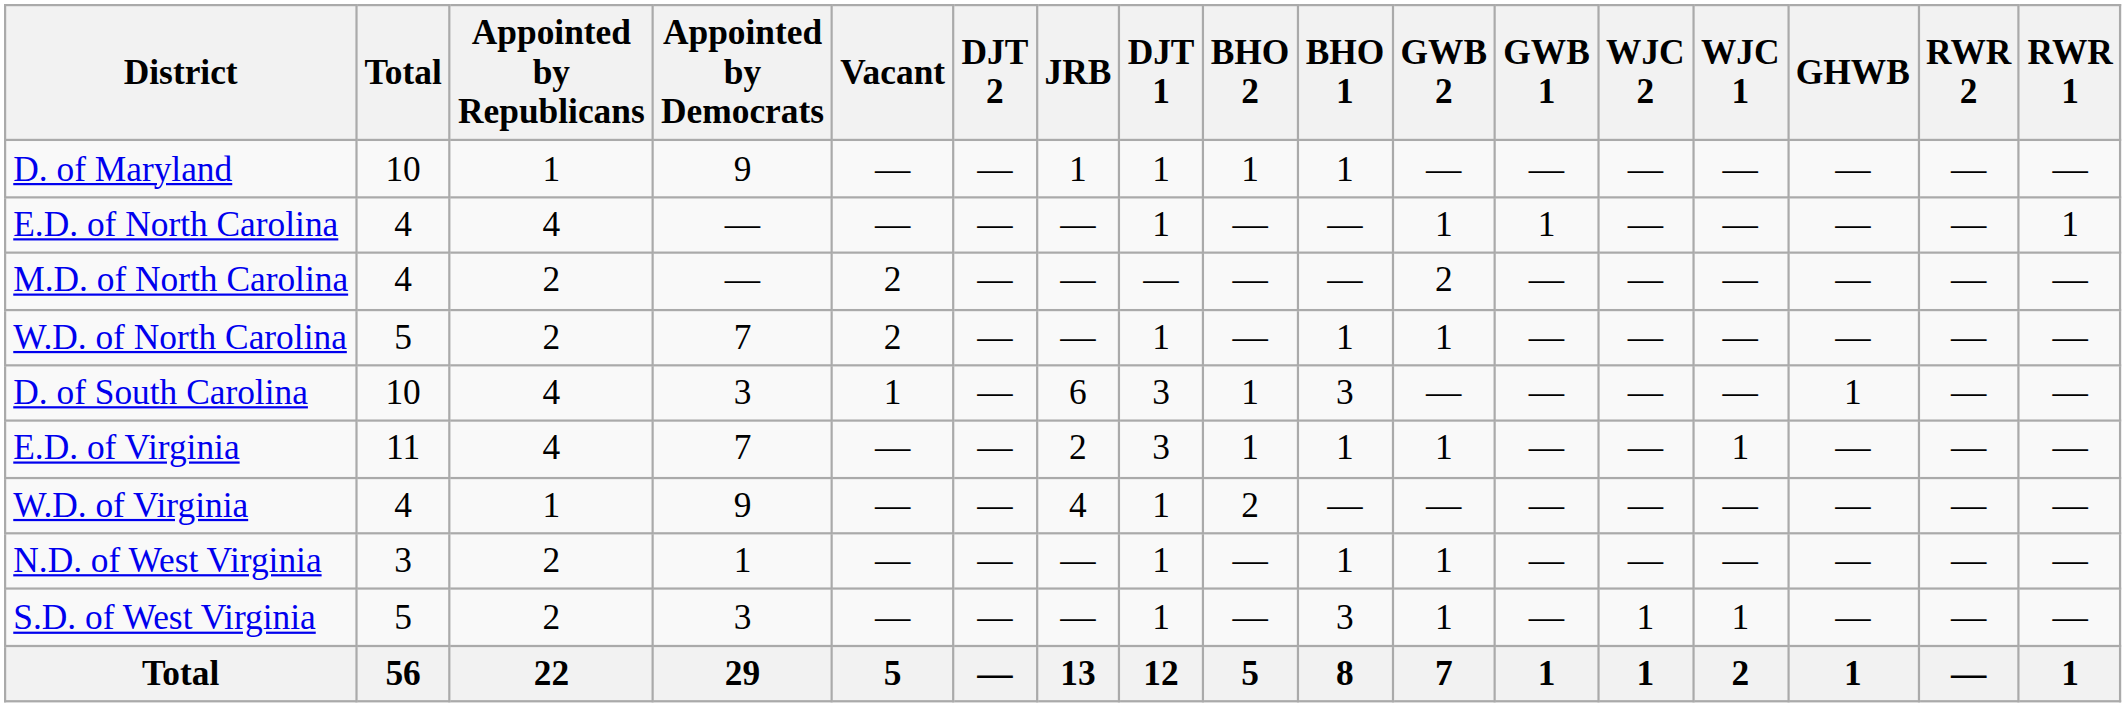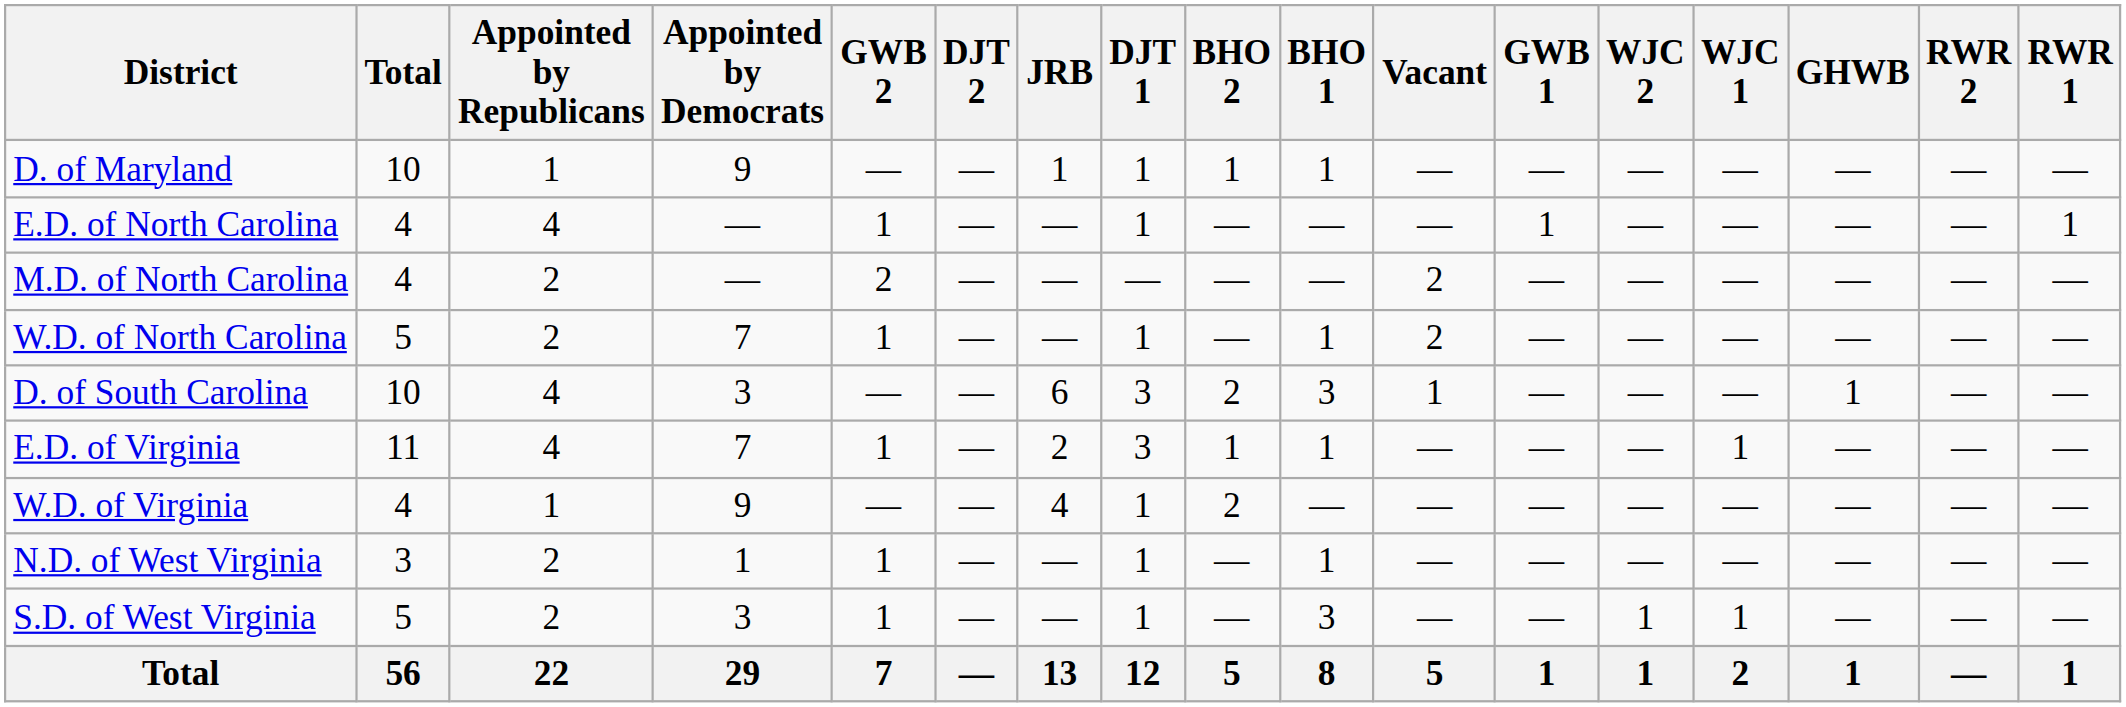columns swapped: (893, 72) <-> (1444, 72)
(1250, 392) 1 -> (1232, 392) 2
